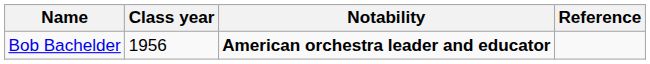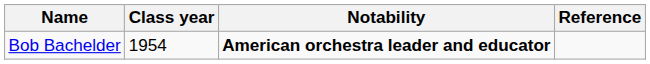(148, 45) 1956 -> (148, 45) 1954
